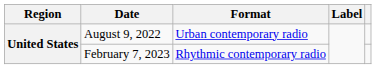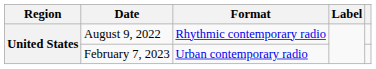(242, 34) Urban contemporary radio -> (251, 34) Rhythmic contemporary radio
(251, 53) Rhythmic contemporary radio -> (242, 53) Urban contemporary radio
